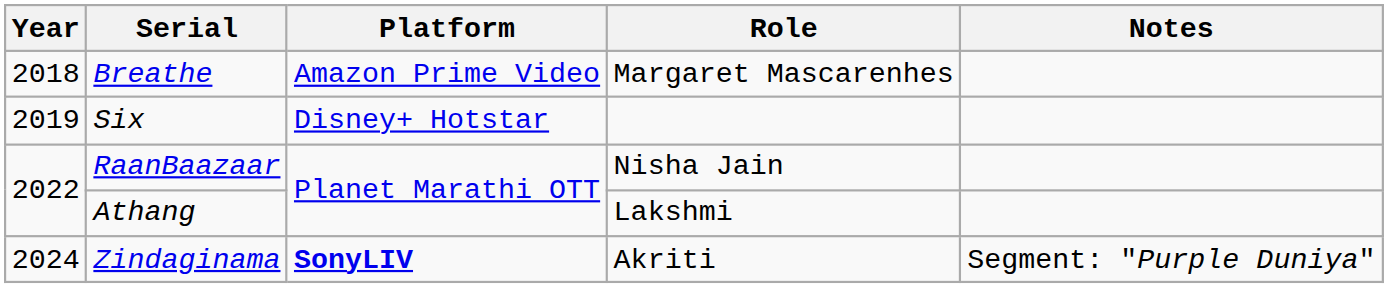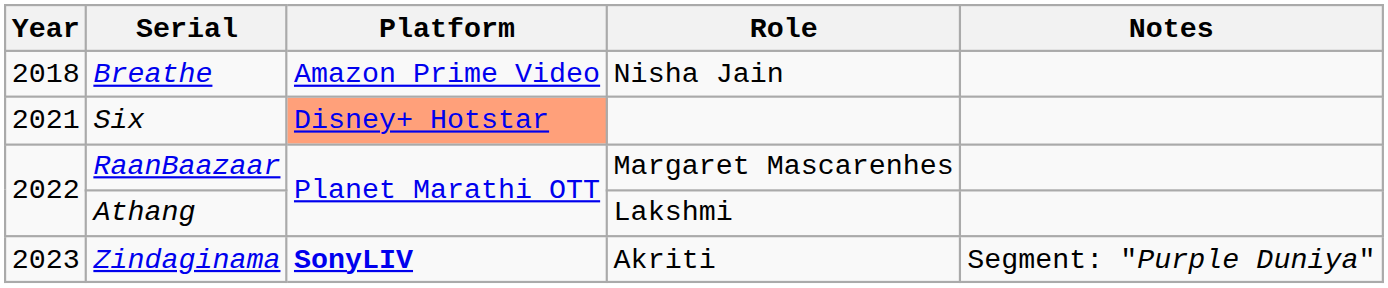(784, 74) Margaret Mascarenhes -> (699, 74) Nisha Jain
(46, 121) 2019 -> (46, 121) 2021
(422, 121) no background -> (422, 121) lightsalmon background
(699, 167) Nisha Jain -> (784, 167) Margaret Mascarenhes
(46, 259) 2024 -> (46, 259) 2023
